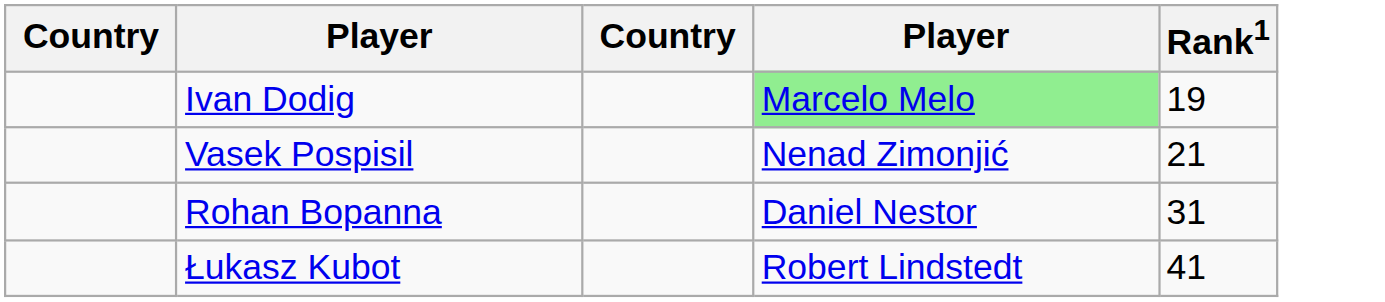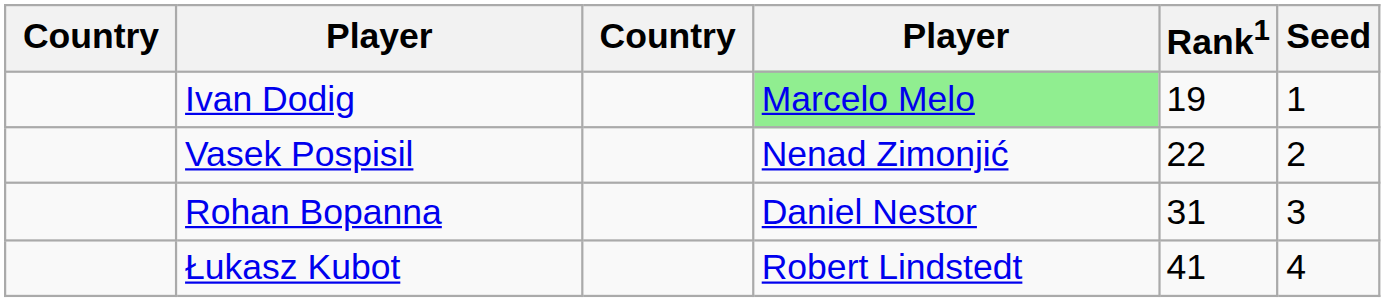+ column: (1329, 37)
(1186, 154) 21 -> (1186, 154) 22
